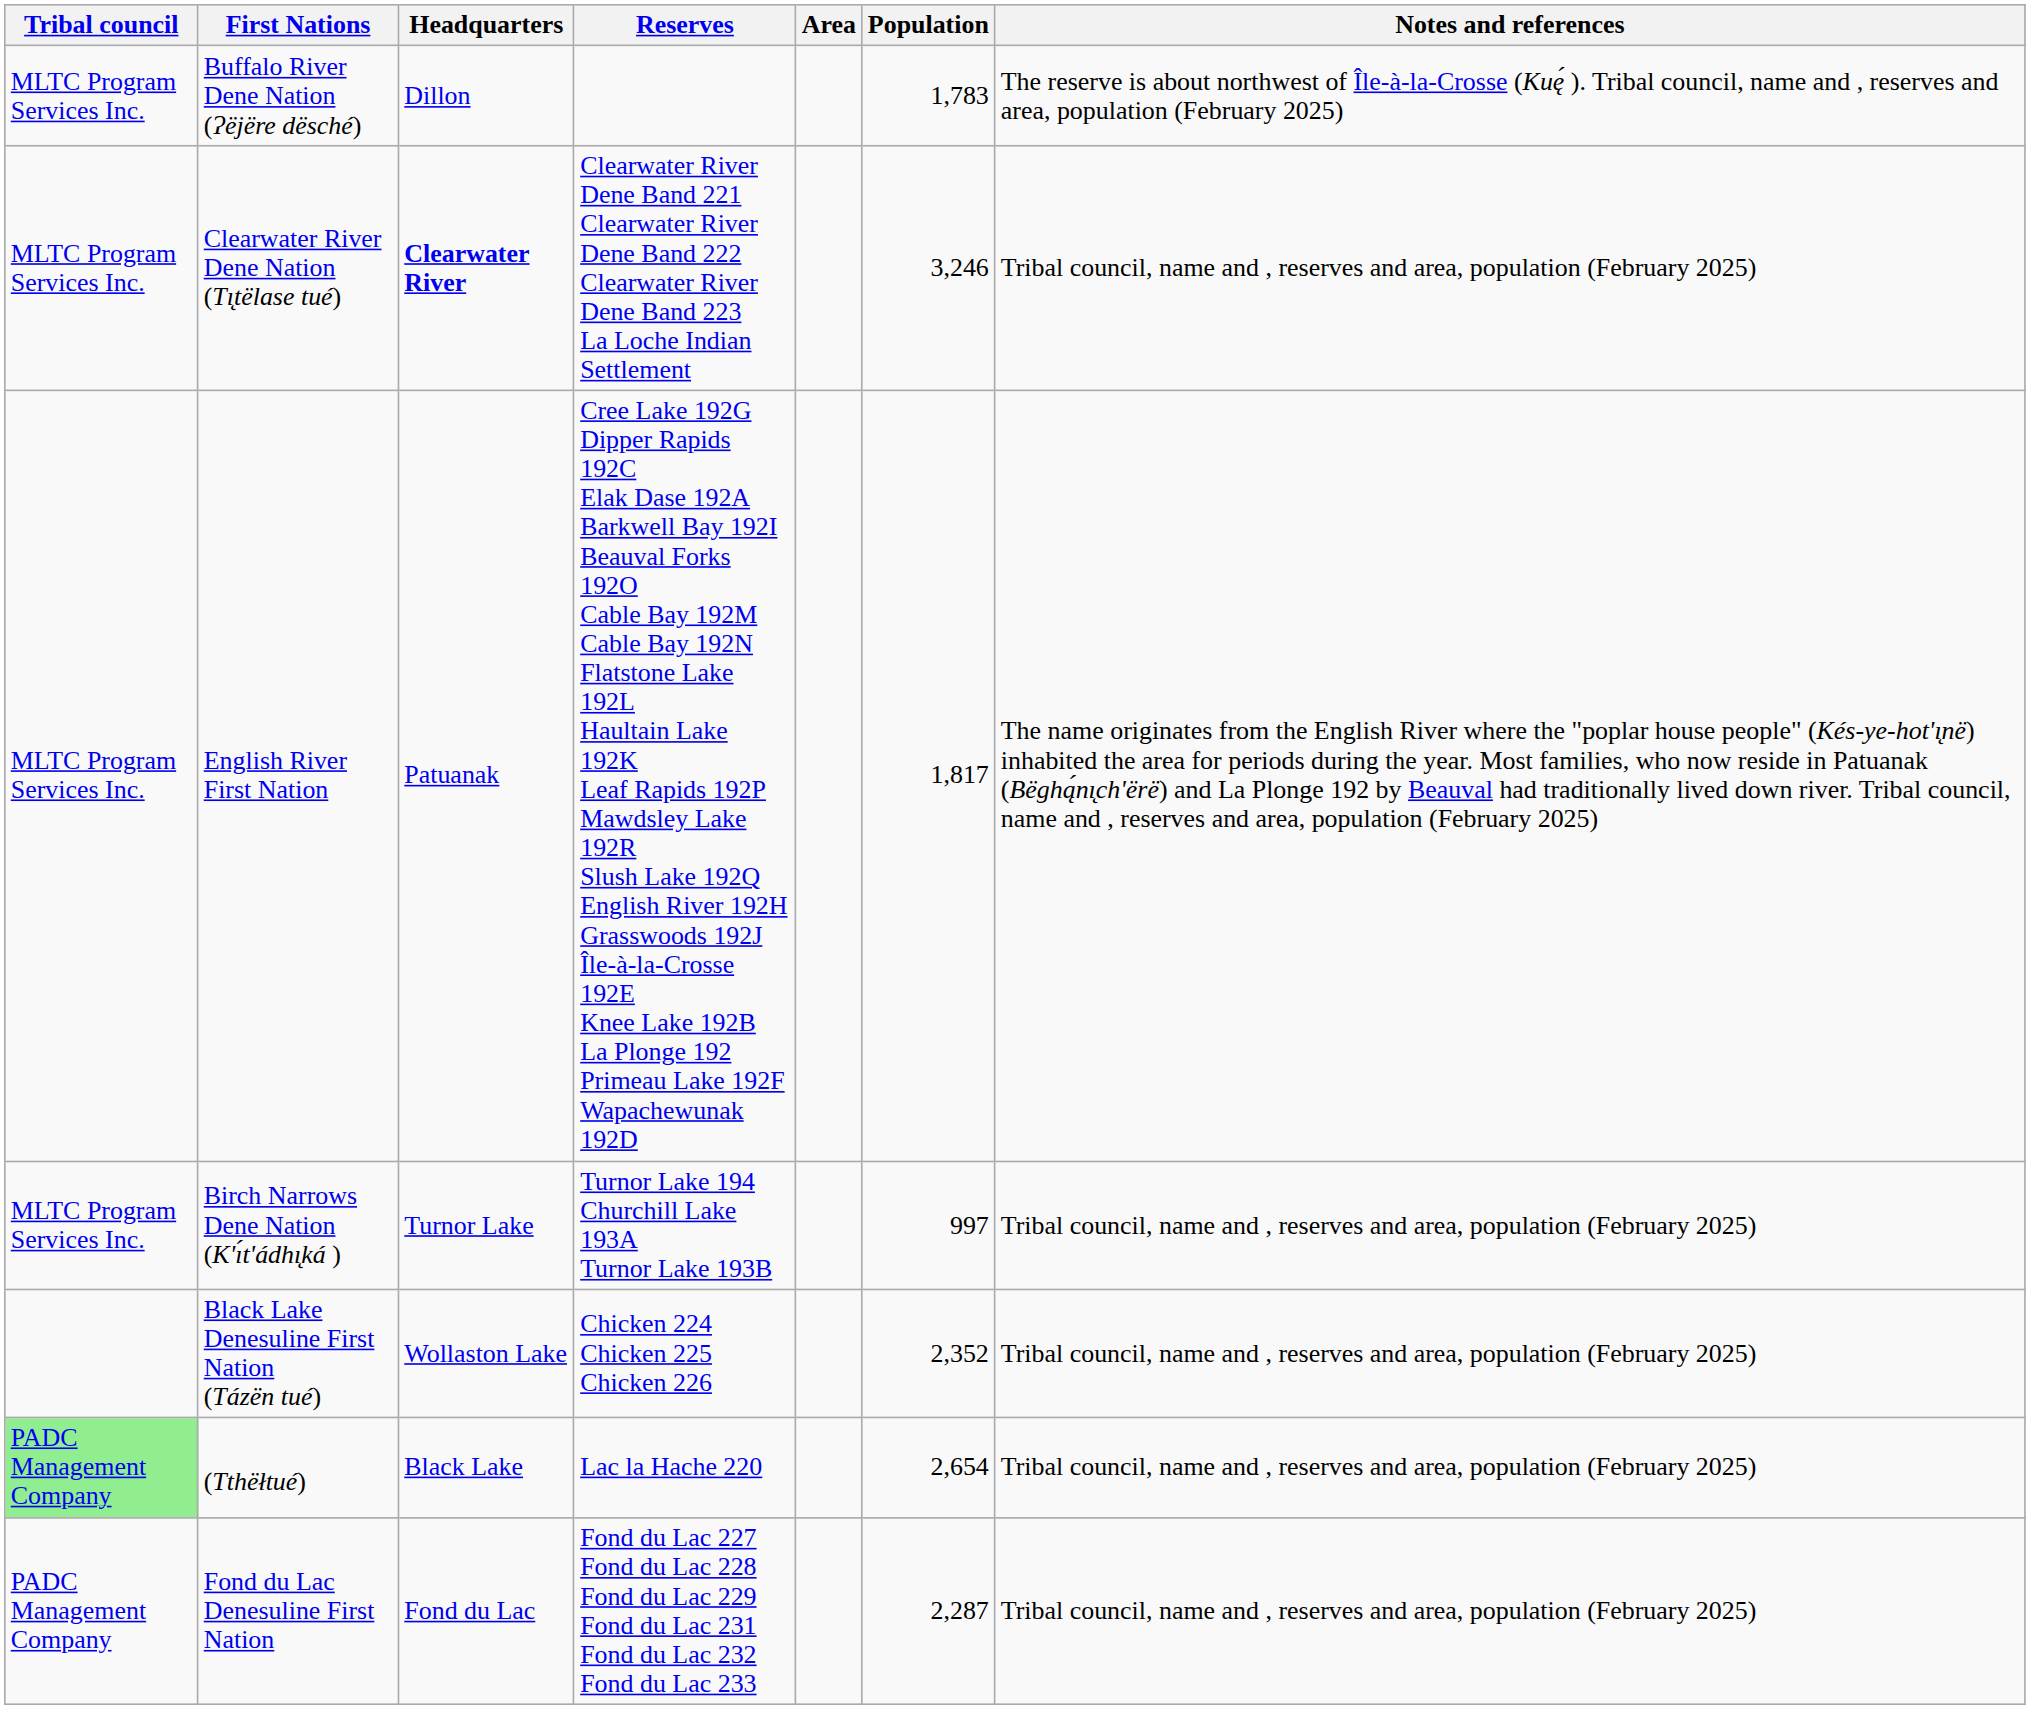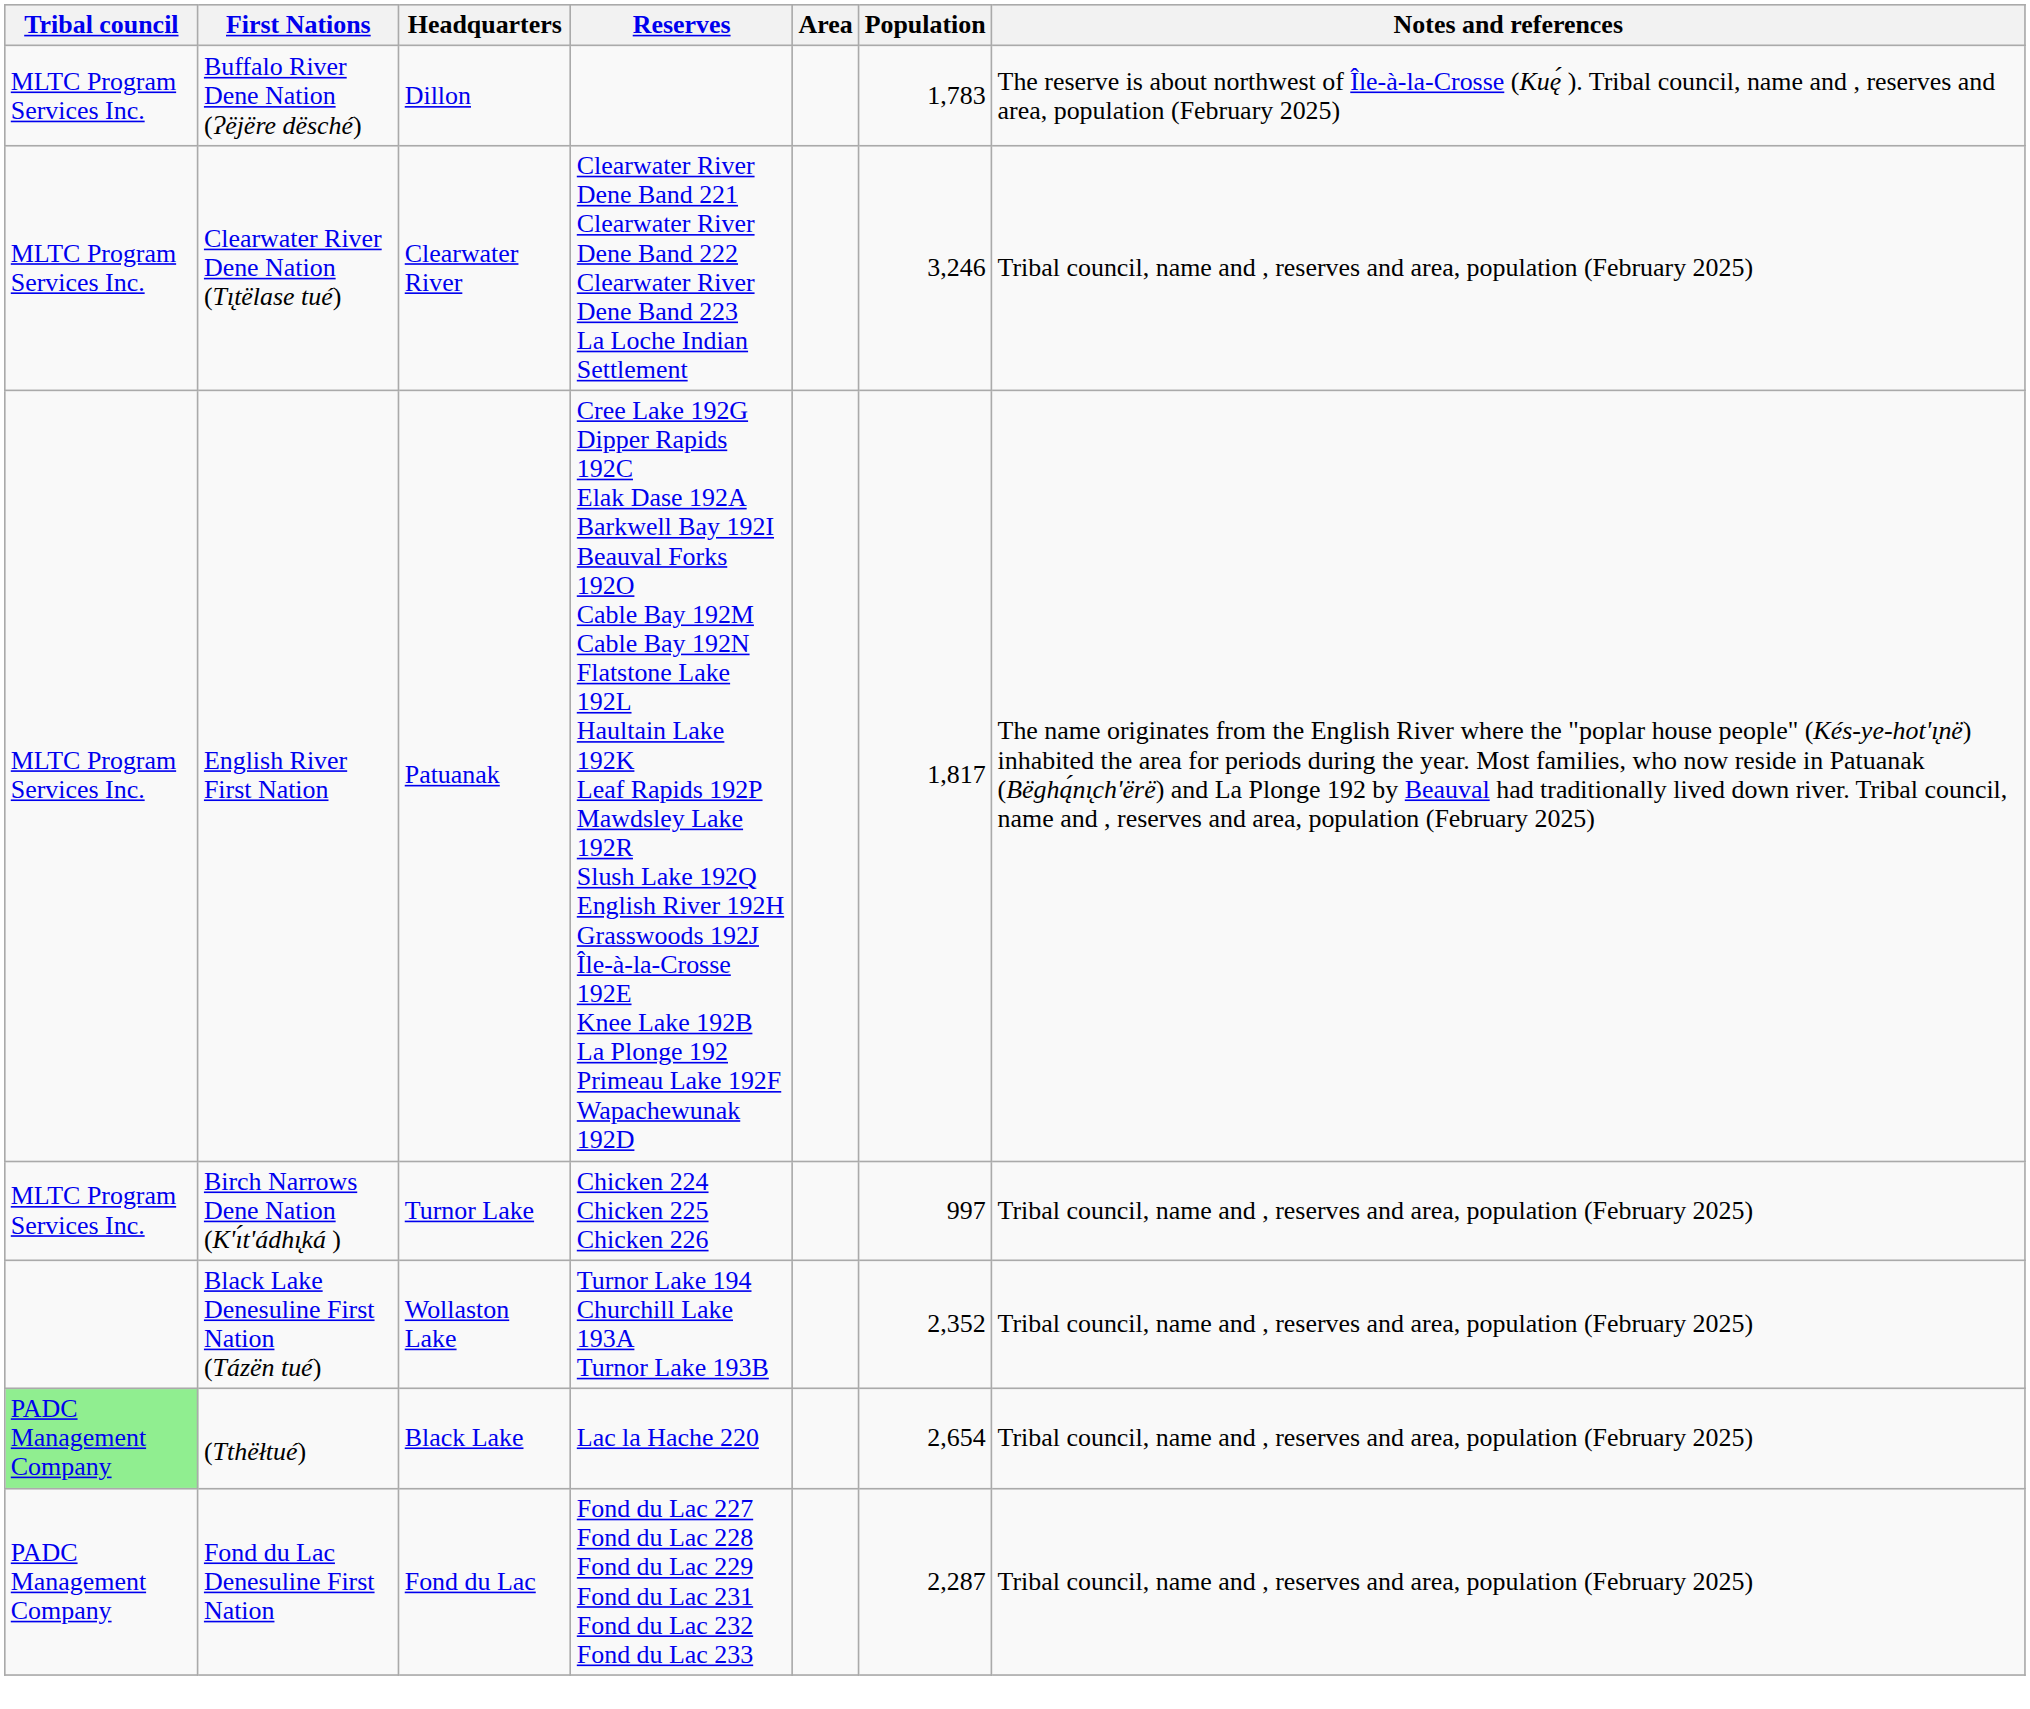(467, 267) bold -> (462, 267) normal
(676, 1224) Turnor Lake 194 Churchill Lake 193A Turnor Lake 193B -> (643, 1210) Chicken 224 Chicken 225 Chicken 226
(646, 1353) Chicken 224 Chicken 225 Chicken 226 -> (673, 1324) Turnor Lake 194 Churchill Lake 193A Turnor Lake 193B
